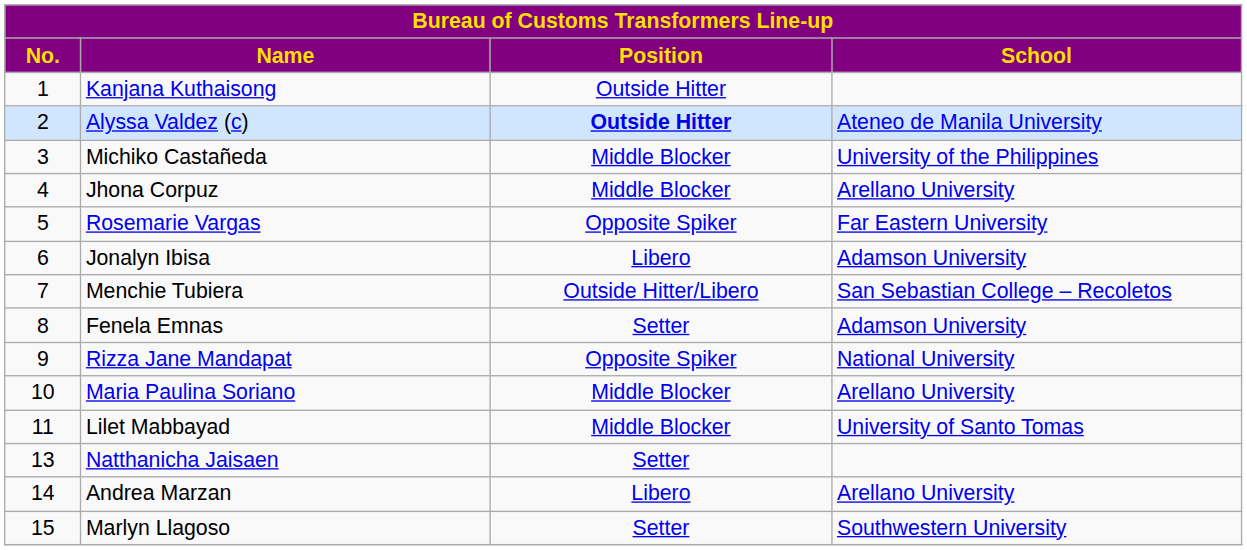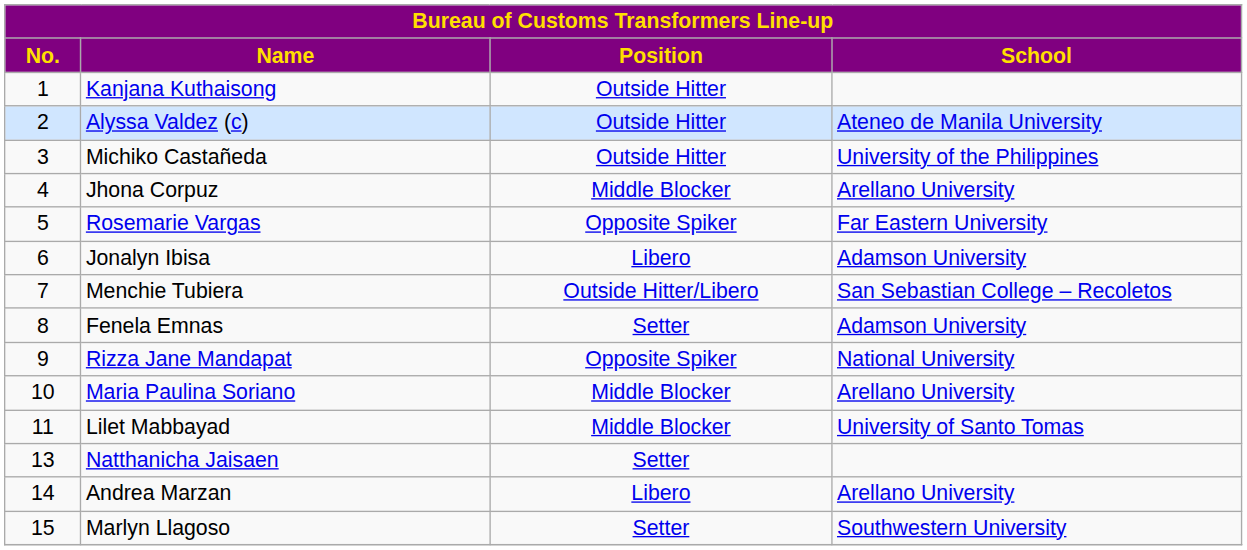(661, 122) bold -> (661, 122) normal
(661, 156) Middle Blocker -> (661, 156) Outside Hitter
